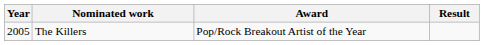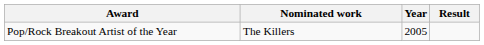columns swapped: (18, 13) <-> (312, 13)
